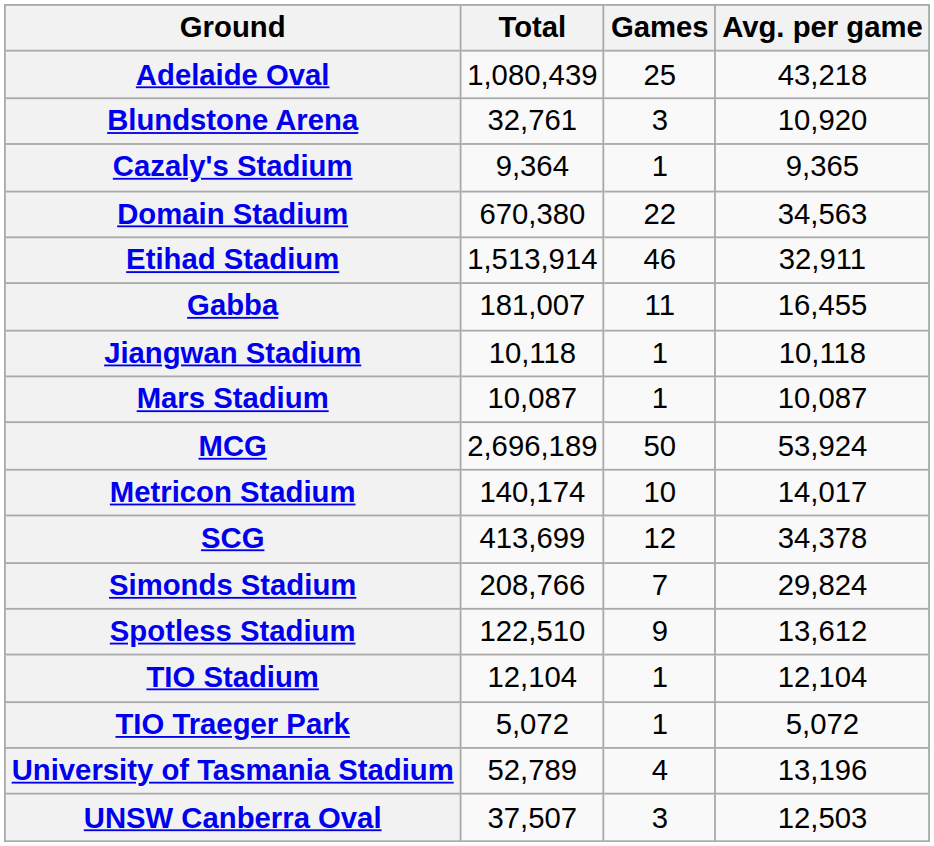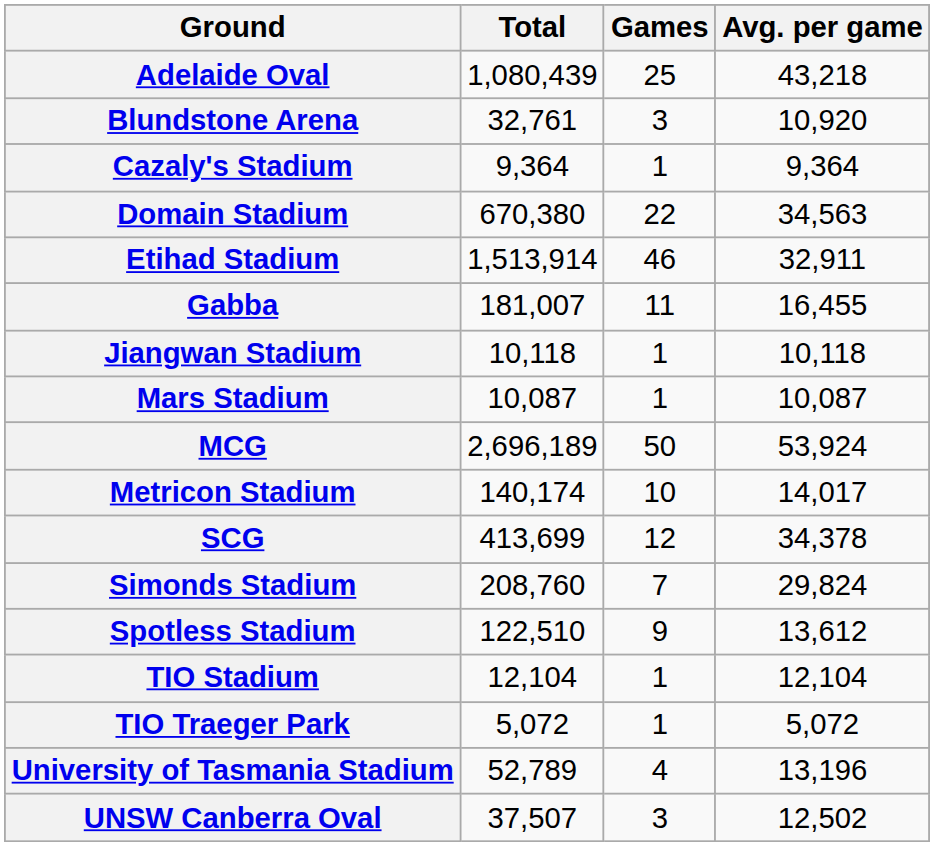(822, 167) 9,365 -> (822, 167) 9,364
(532, 584) 208,766 -> (532, 584) 208,760
(822, 817) 12,503 -> (822, 817) 12,502
